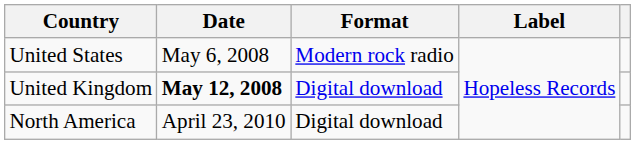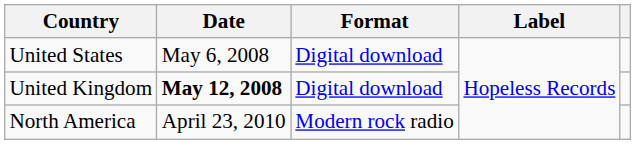(375, 54) Modern rock radio -> (369, 54) Digital download
(369, 121) Digital download -> (375, 121) Modern rock radio
